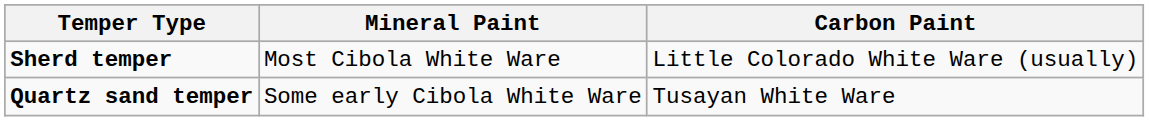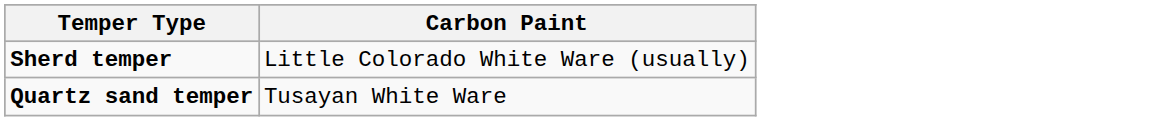- column: (453, 23)
